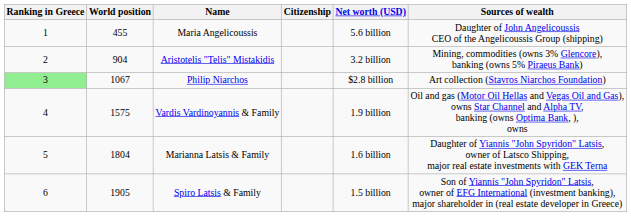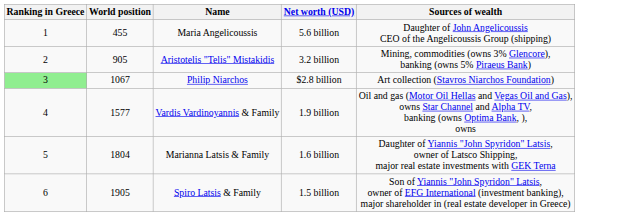- column: (307, 12)
(120, 59) 904 -> (120, 59) 905
(120, 112) 1575 -> (120, 112) 1577
